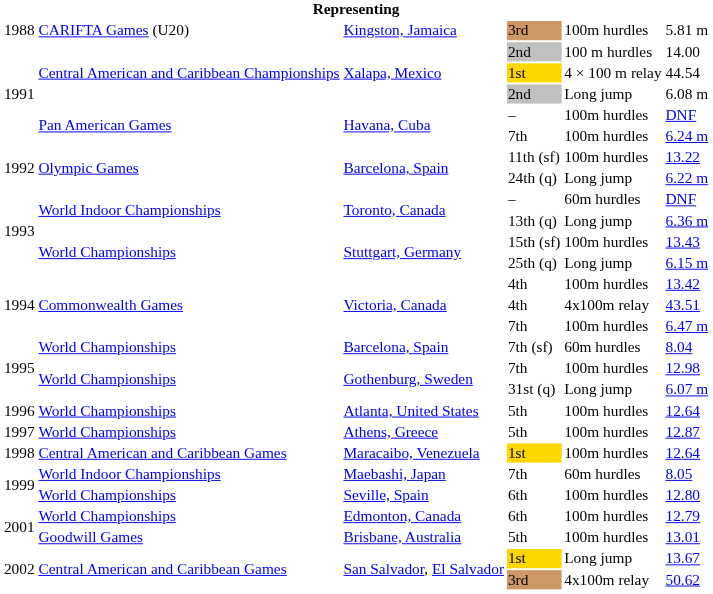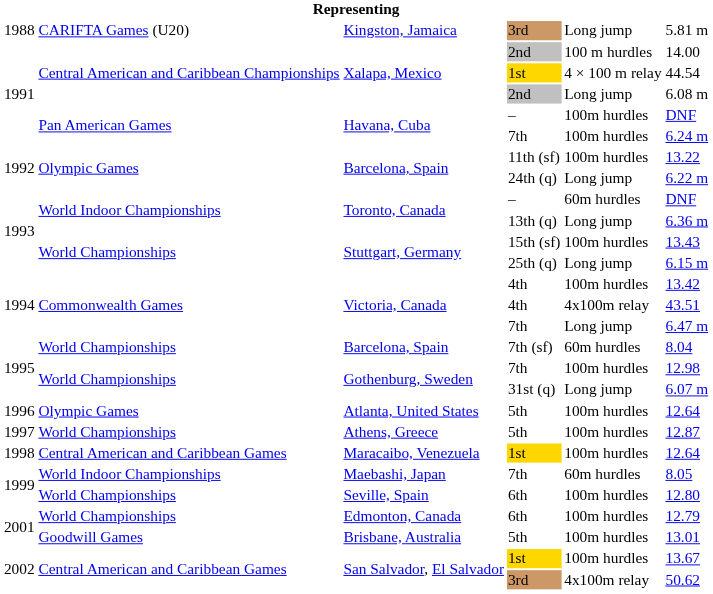(606, 30) 100m hurdles -> (598, 30) Long jump
(606, 326) 100m hurdles -> (598, 326) Long jump
(107, 410) World Championships -> (89, 410) Olympic Games
(598, 558) Long jump -> (606, 558) 100m hurdles
